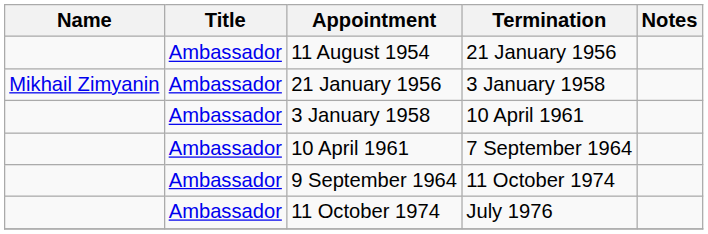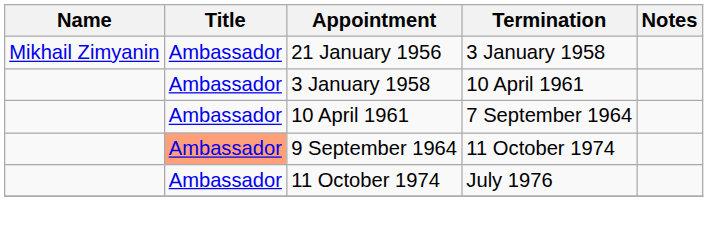- row: (360, 52)
(225, 180) no background -> (225, 148) lightsalmon background
